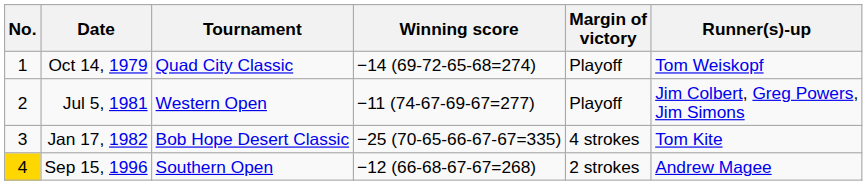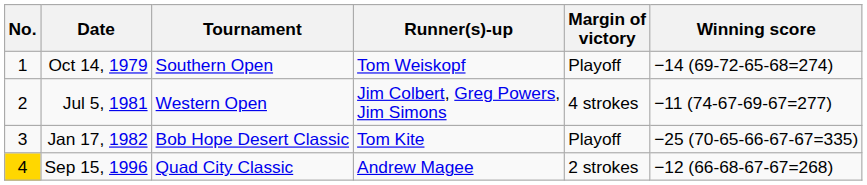columns swapped: (459, 28) <-> (757, 28)
(224, 65) Quad City Classic -> (214, 65) Southern Open
(596, 102) Playoff -> (603, 102) 4 strokes
(604, 140) 4 strokes -> (595, 140) Playoff
(214, 167) Southern Open -> (224, 167) Quad City Classic
